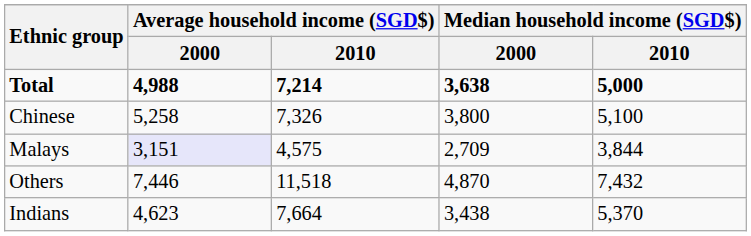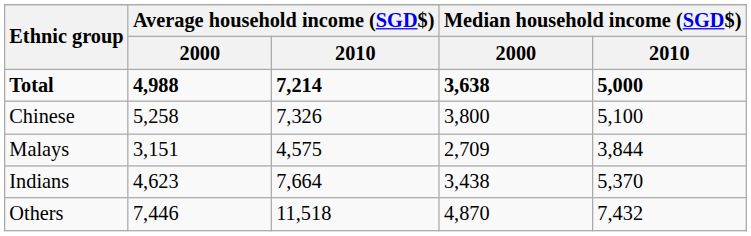(156, 149) lavender background -> (156, 149) no background
rows swapped: (39, 213) <-> (36, 181)
